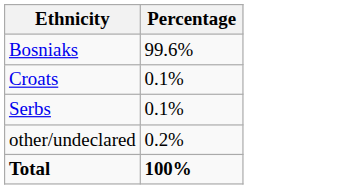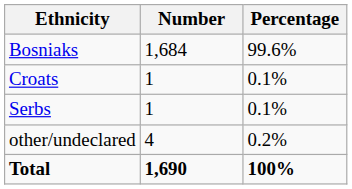+ column: (192, 19)
